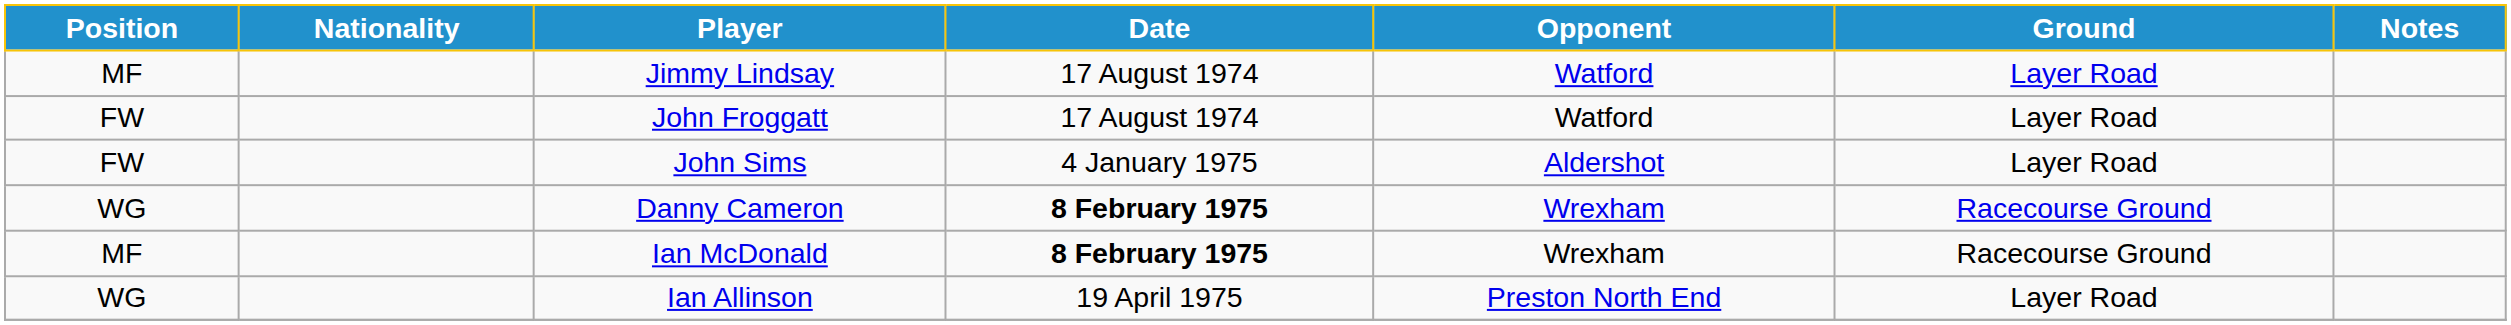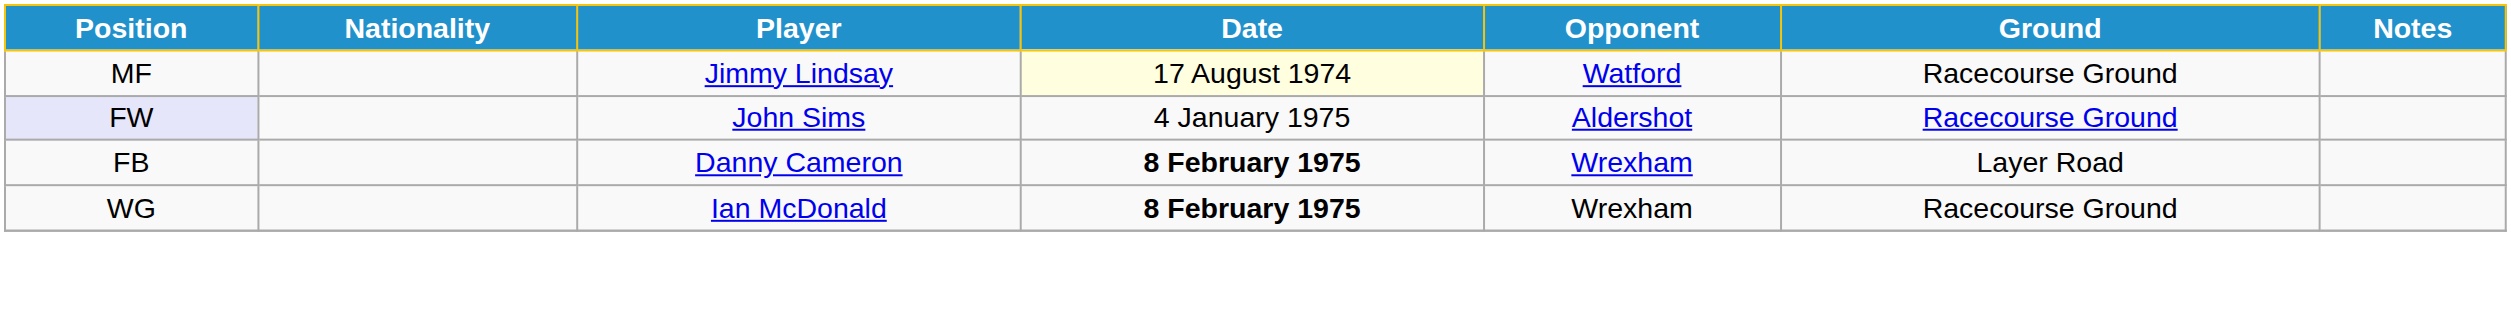(1159, 73) no background -> (1252, 73) lightyellow background
(2084, 73) Layer Road -> (2050, 73) Racecourse Ground
- row: (740, 118)
(122, 163) no background -> (131, 118) lavender background
(2084, 163) Layer Road -> (2050, 118) Racecourse Ground
(122, 208) WG -> (131, 163) FB
(2084, 208) Racecourse Ground -> (2050, 163) Layer Road
(122, 253) MF -> (131, 208) WG
- row: (740, 298)
